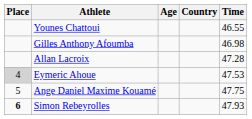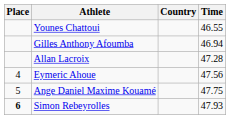- column: (169, 12)
(233, 43) 46.98 -> (212, 43) 46.94
(18, 75) lightgrey background -> (18, 75) no background
(233, 75) 47.53 -> (212, 75) 47.56
